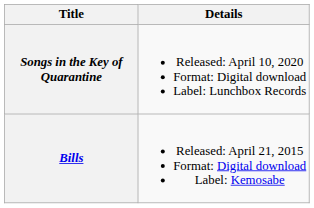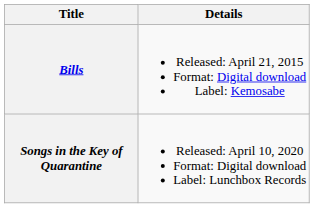rows swapped: (71, 158) <-> (71, 69)
